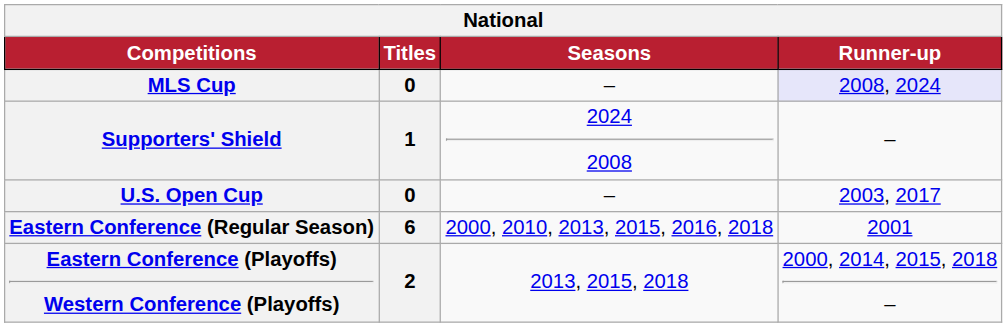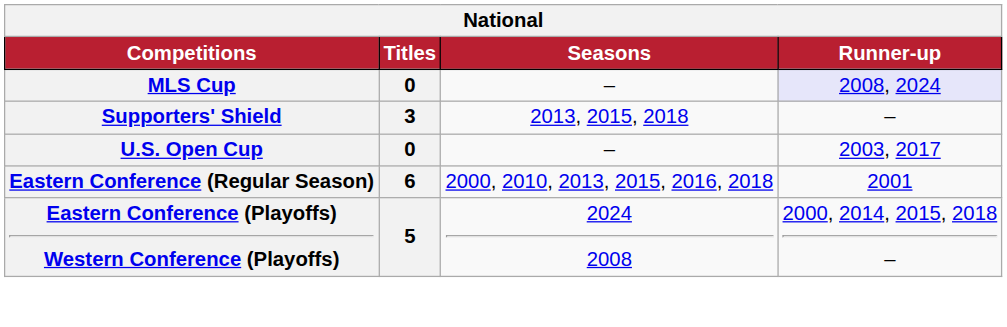(410, 140) 1 -> (410, 117) 3
(609, 140) 2024 2008 -> (609, 117) 2013, 2015, 2018
(410, 282) 2 -> (410, 236) 5
(609, 282) 2013, 2015, 2018 -> (609, 236) 2024 2008
